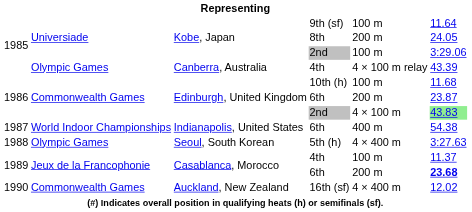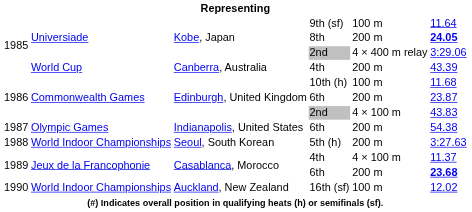(444, 38) normal -> (444, 38) bold
(367, 53) 100 m -> (390, 53) 4 × 400 m relay
(70, 68) Olympic Games -> (57, 68) World Cup
(390, 68) 4 × 100 m relay -> (367, 68) 200 m
(444, 113) lightgreen background -> (444, 113) no background
(101, 128) World Indoor Championships -> (70, 128) Olympic Games
(367, 128) 400 m -> (367, 128) 200 m
(70, 142) Olympic Games -> (101, 142) World Indoor Championships
(377, 142) 4 × 400 m -> (367, 142) 200 m
(367, 157) 100 m -> (377, 157) 4 × 100 m
(88, 187) Commonwealth Games -> (101, 187) World Indoor Championships
(377, 187) 4 × 400 m -> (367, 187) 100 m
